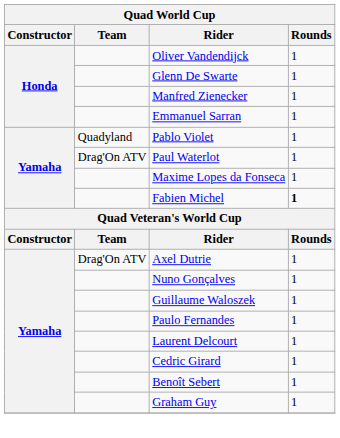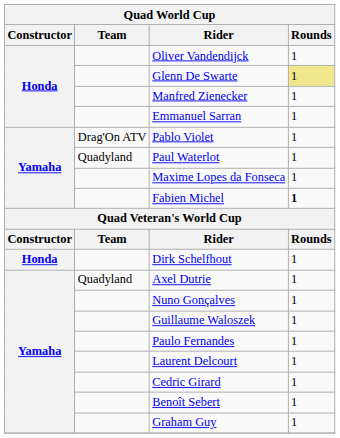(294, 75) no background -> (294, 75) khaki background
(105, 136) Quadyland -> (112, 136) Drag'On ATV
(112, 157) Drag'On ATV -> (105, 157) Quadyland
+ row: (192, 259)
(112, 259) Drag'On ATV -> (105, 279) Quadyland
